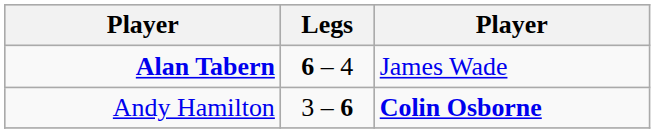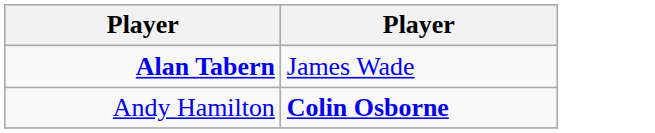- column: (327, 25)
